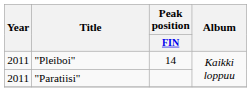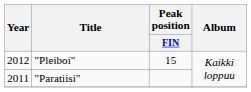(18, 60) 2011 -> (18, 60) 2012
(171, 60) 14 -> (171, 60) 15
